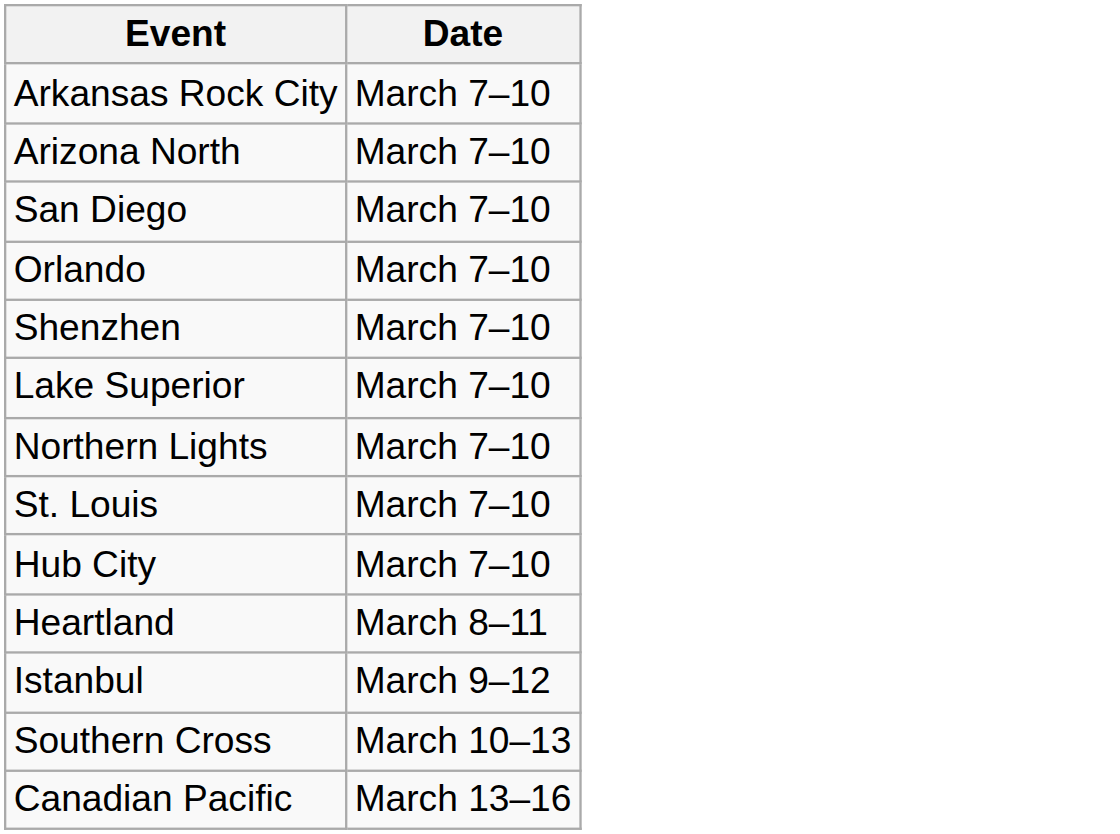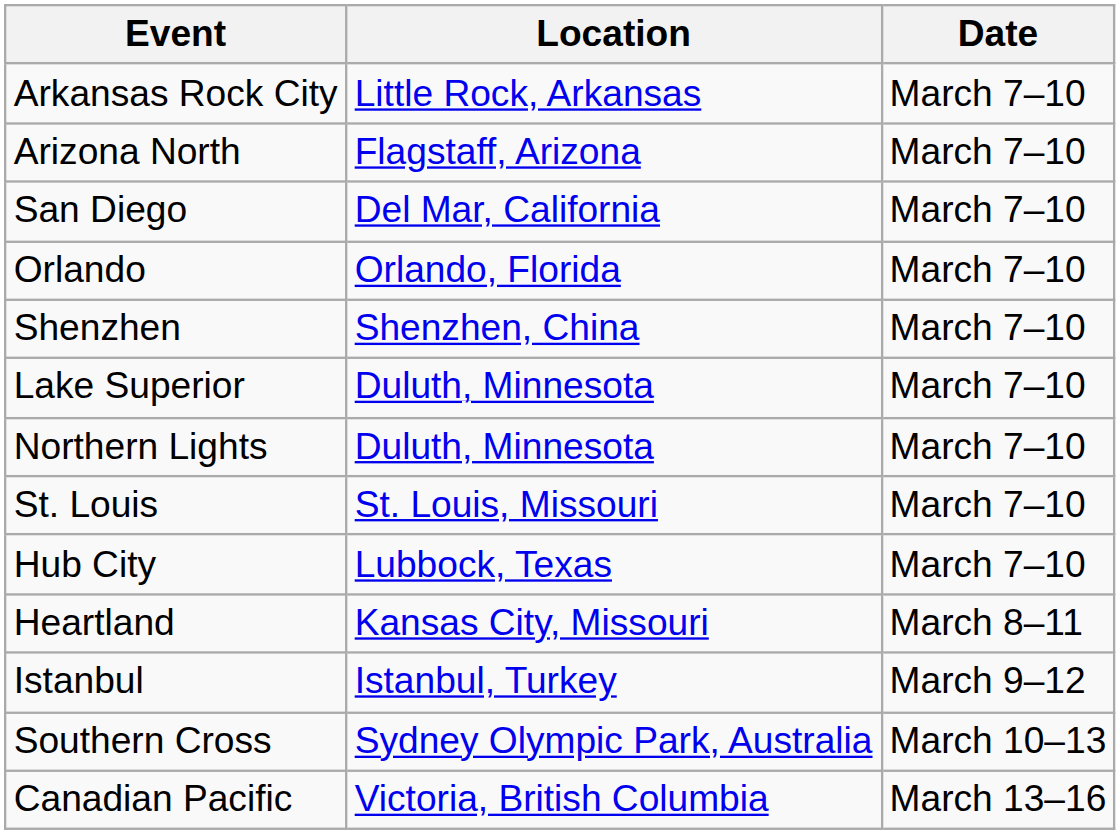+ column: (614, 33)
